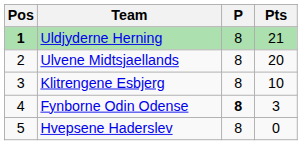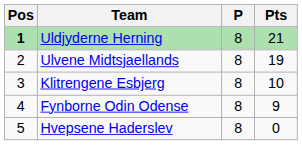(276, 60) 20 -> (276, 60) 19
(238, 106) bold -> (238, 106) normal
(276, 106) 3 -> (276, 106) 9
